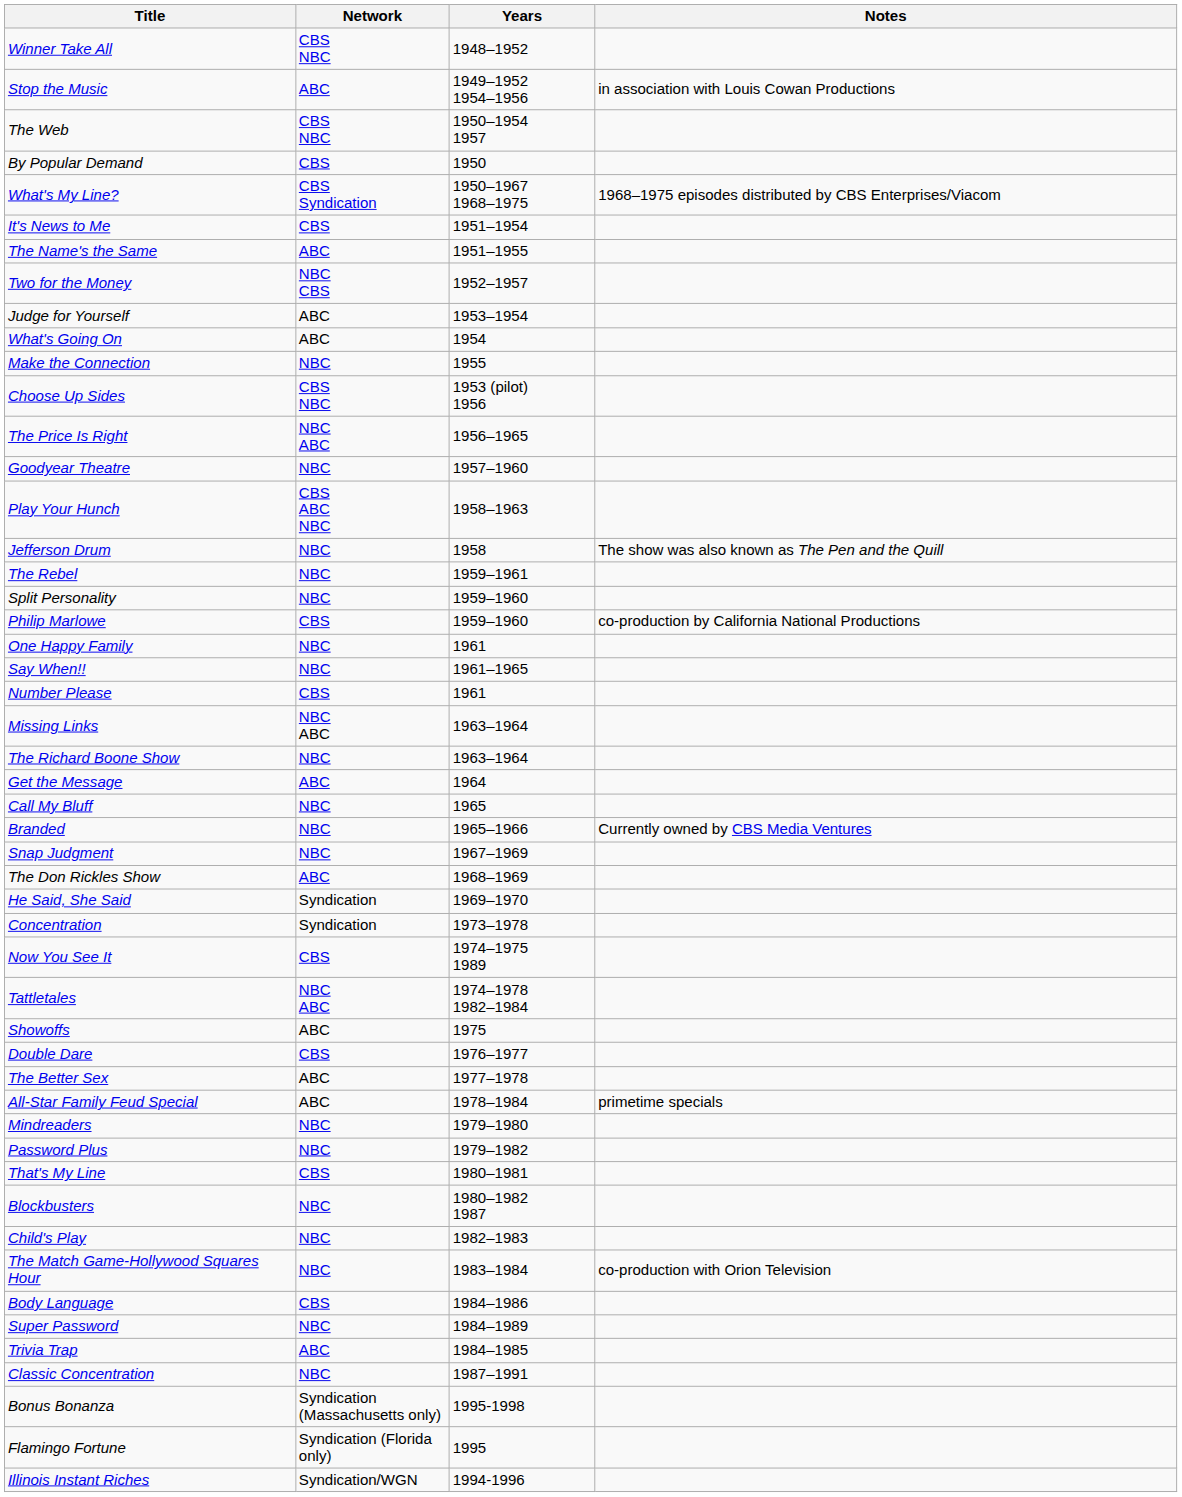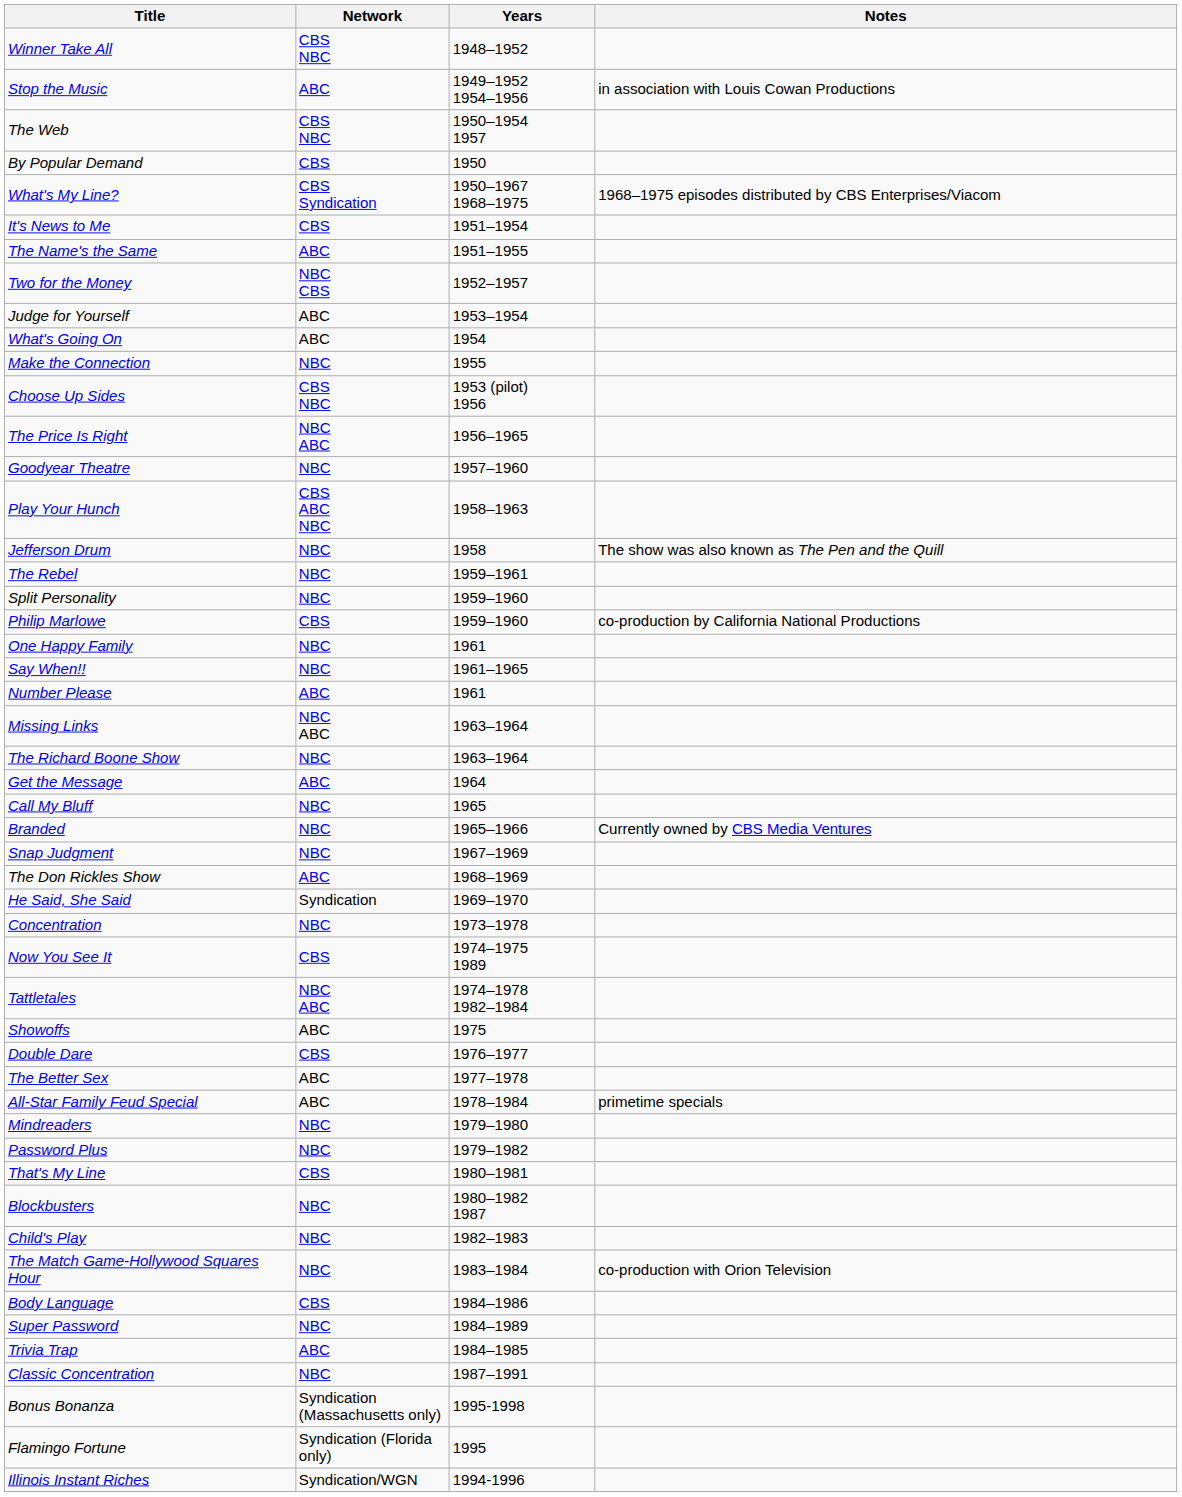(314, 693) CBS -> (314, 693) ABC
(338, 925) Syndication -> (315, 925) NBC
